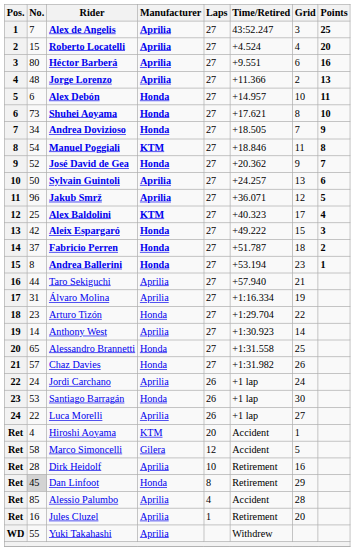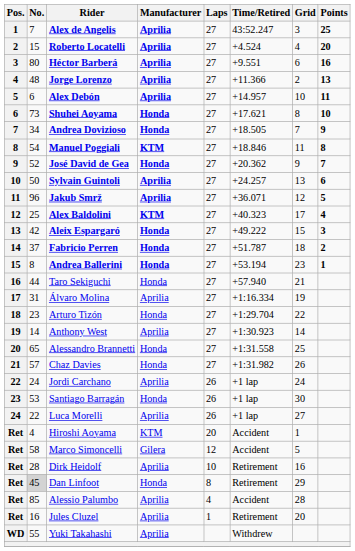(155, 97) Honda -> (155, 97) Aprilia
(154, 281) Aprilia -> (153, 281) Honda
